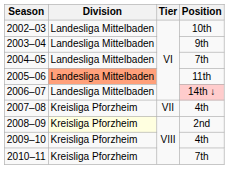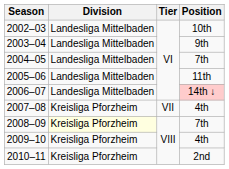(102, 76) lightsalmon background -> (102, 76) no background
(202, 124) 2nd -> (202, 124) 7th
(202, 156) 7th -> (202, 156) 2nd
